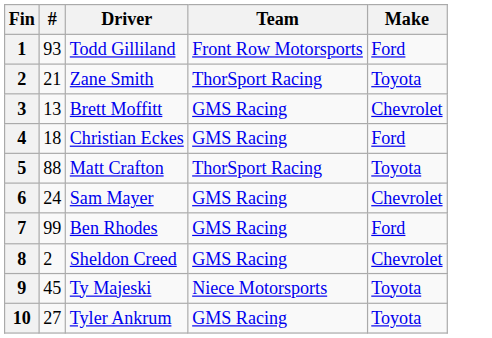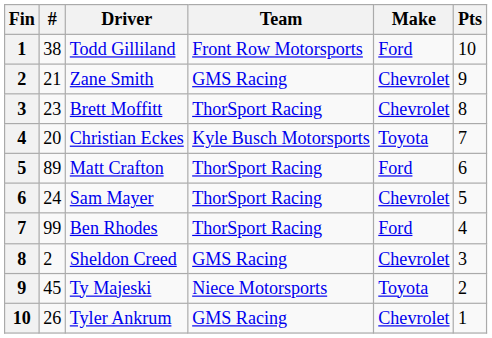+ column: (470, 19)
(52, 49) 93 -> (52, 49) 38
(257, 79) ThorSport Racing -> (240, 79) GMS Racing
(396, 79) Toyota -> (414, 79) Chevrolet
(52, 109) 13 -> (52, 109) 23
(240, 109) GMS Racing -> (257, 109) ThorSport Racing
(52, 138) 18 -> (52, 138) 20
(240, 138) GMS Racing -> (281, 138) Kyle Busch Motorsports
(388, 138) Ford -> (403, 138) Toyota
(52, 168) 88 -> (52, 168) 89
(396, 168) Toyota -> (395, 168) Ford
(240, 198) GMS Racing -> (257, 198) ThorSport Racing
(240, 228) GMS Racing -> (257, 228) ThorSport Racing
(52, 317) 27 -> (52, 317) 26
(396, 317) Toyota -> (414, 317) Chevrolet
